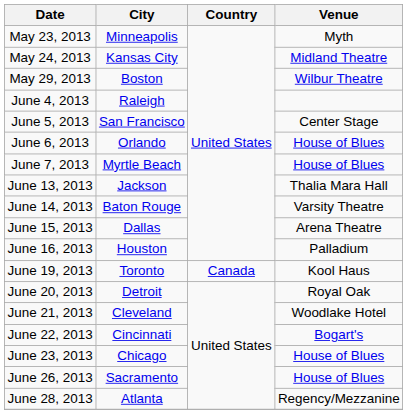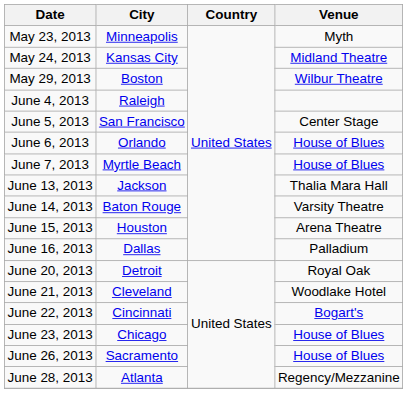(142, 228) Dallas -> (142, 228) Houston
(142, 249) Houston -> (142, 249) Dallas
- row: (50, 270)
